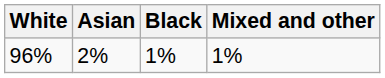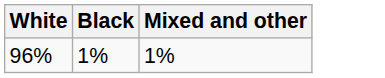- column: (106, 21)
